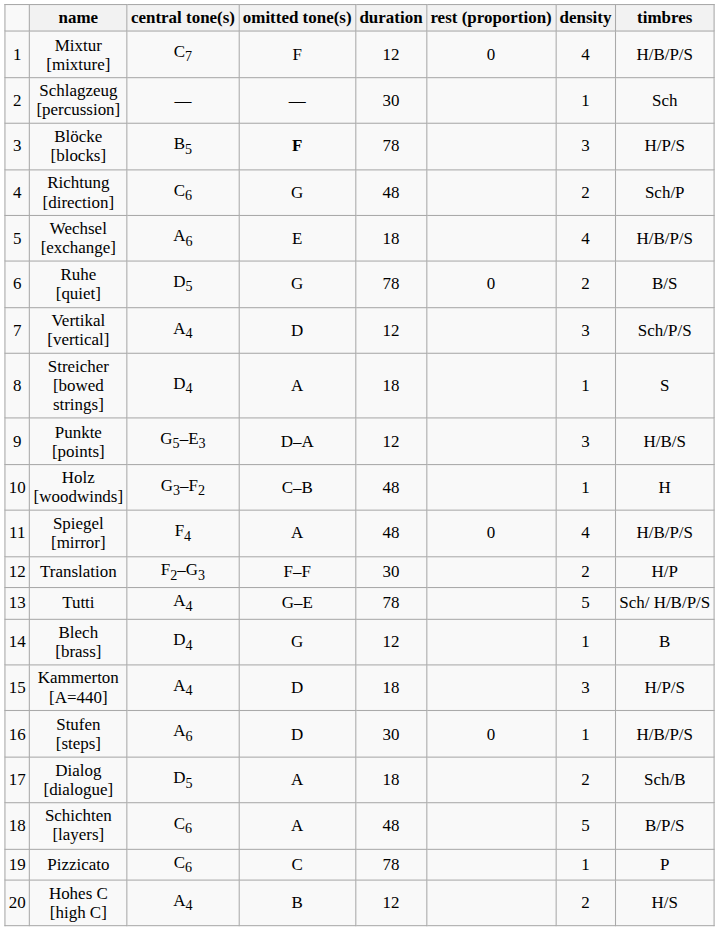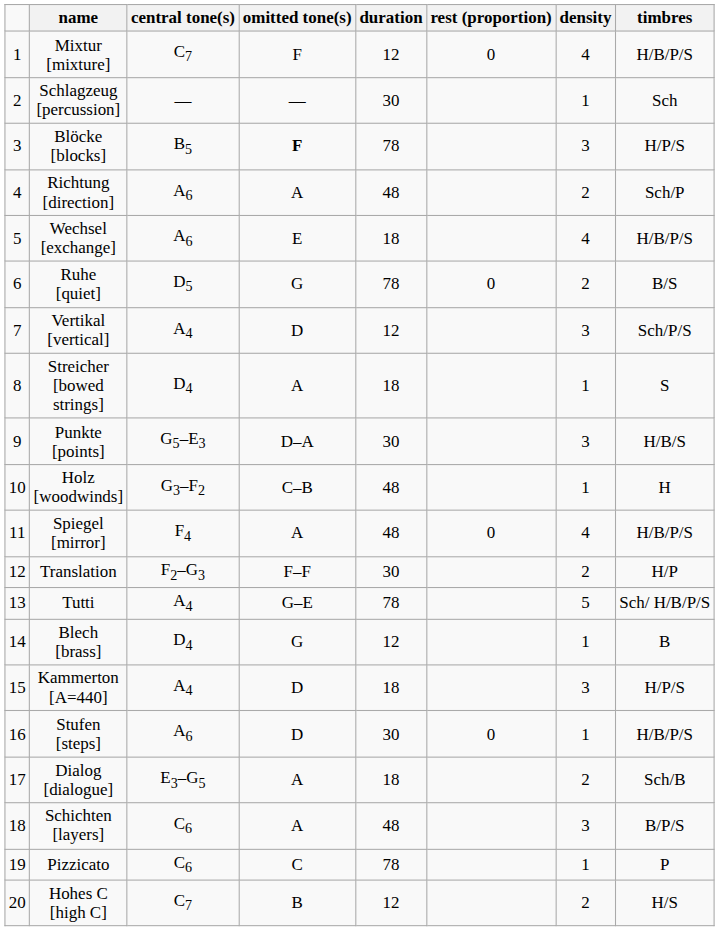(183, 192) C6 -> (183, 192) A6
(297, 192) G -> (297, 192) A
(391, 441) 12 -> (391, 441) 30
(183, 779) D5 -> (183, 779) E3–G5
(586, 825) 5 -> (586, 825) 3
(183, 903) A4 -> (183, 903) C7
